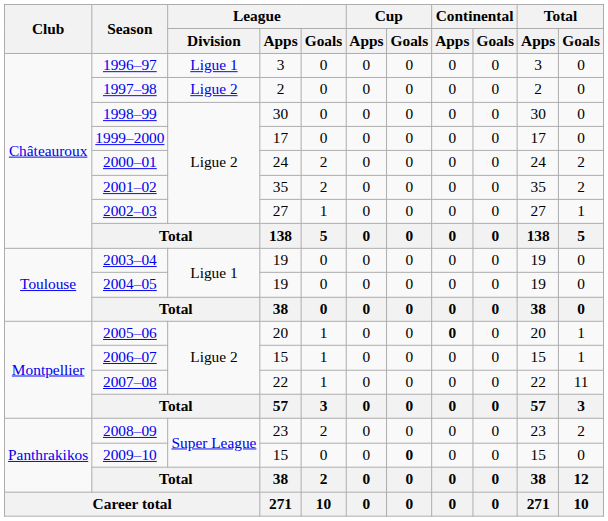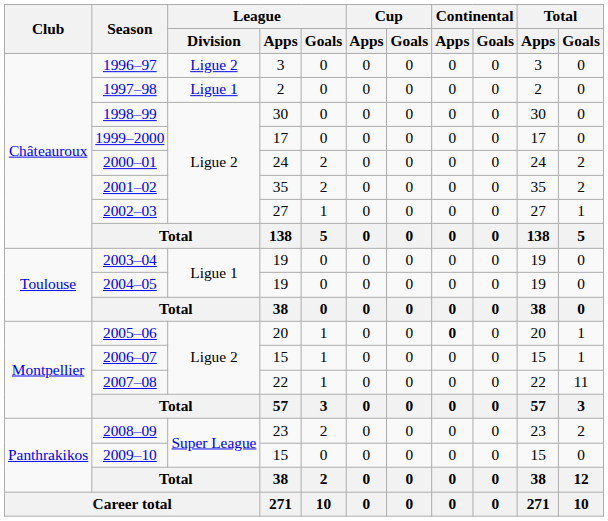(214, 65) Ligue 1 -> (214, 65) Ligue 2
(214, 89) Ligue 2 -> (214, 89) Ligue 1
(409, 455) bold -> (409, 455) normal
